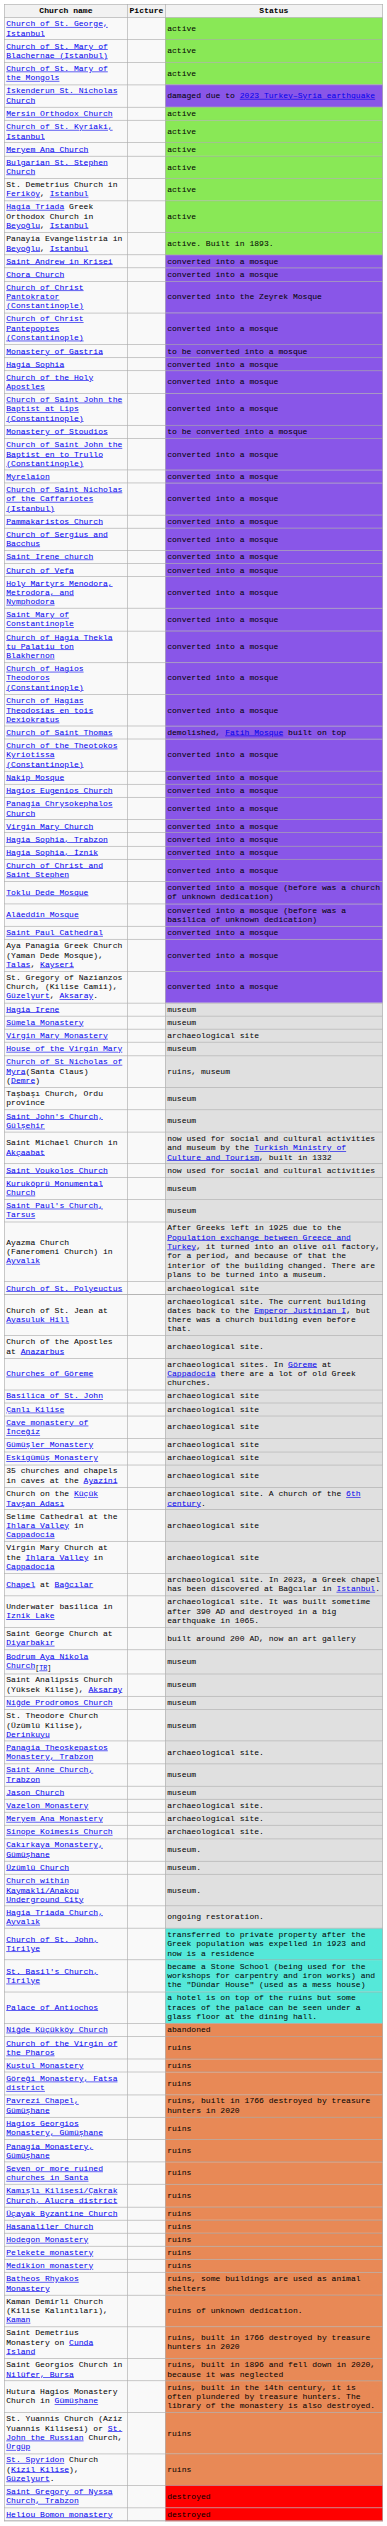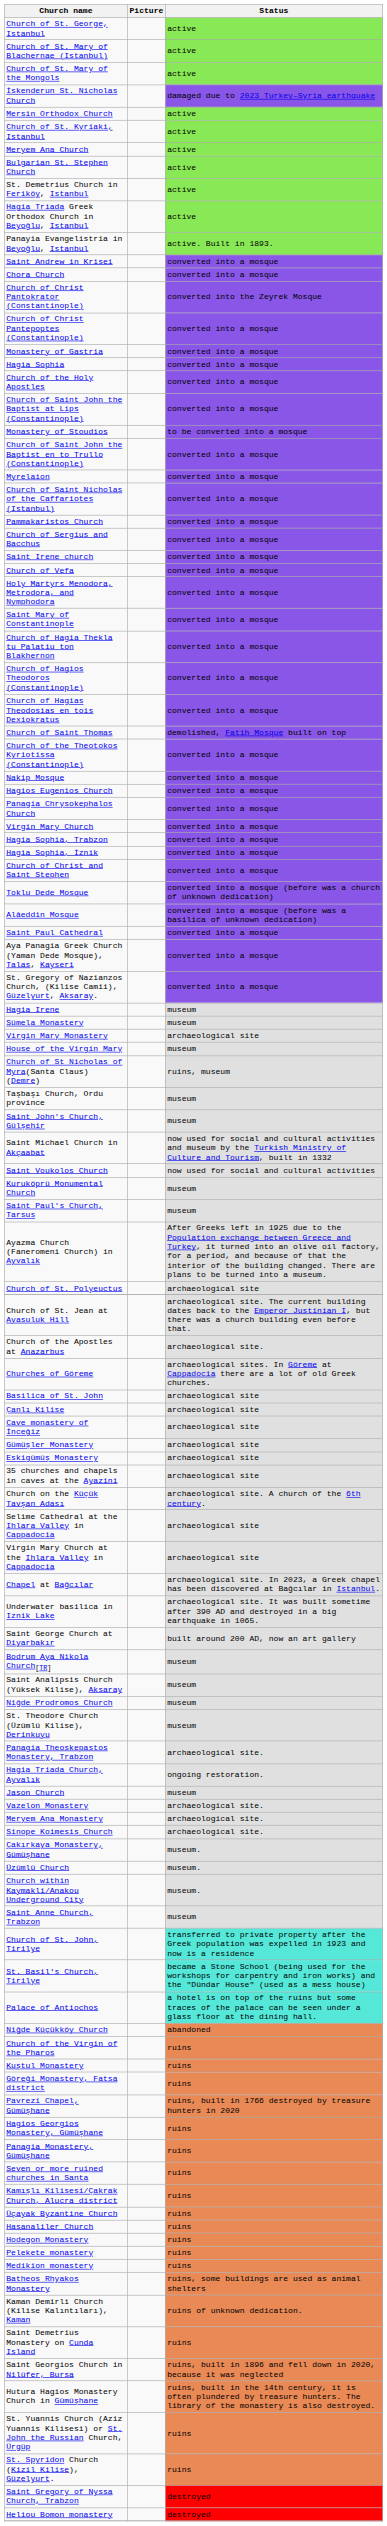(237, 351) to be converted into a mosque -> (223, 351) converted into a mosque
rows swapped: (50, 1775) <-> (55, 1917)
(269, 2343) ruins, built in 1766 destroyed by treasure hunters in 2020 -> (179, 2343) ruins
